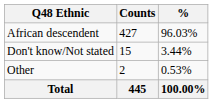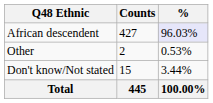(179, 32) no background -> (179, 32) lavender background
rows swapped: (21, 70) <-> (60, 51)
